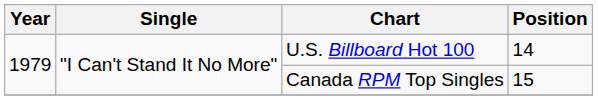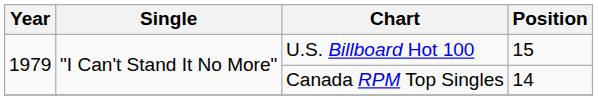(523, 49) 14 -> (523, 49) 15
(523, 79) 15 -> (523, 79) 14
